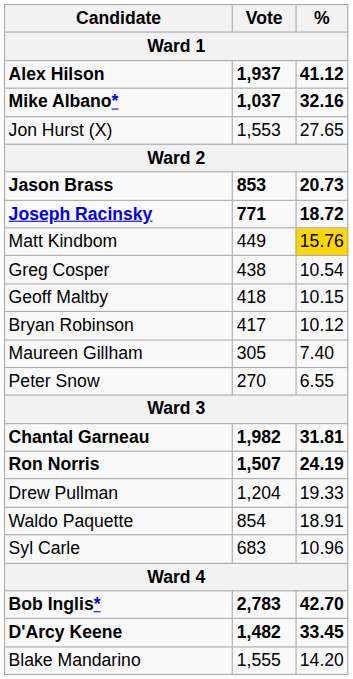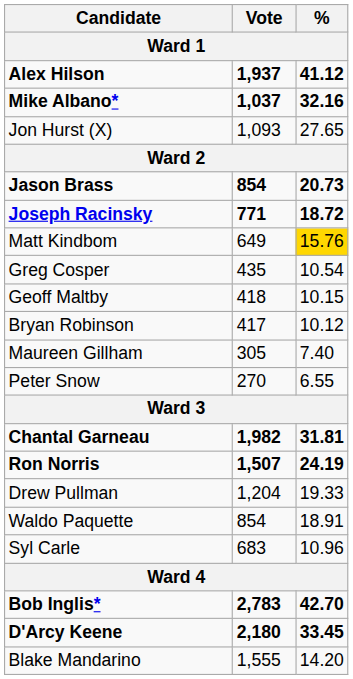(259, 130) 1,553 -> (259, 130) 1,093
(251, 185) 853 -> (251, 185) 854
(251, 241) 449 -> (251, 241) 649
(251, 269) 438 -> (251, 269) 435
(259, 632) 1,482 -> (259, 632) 2,180
